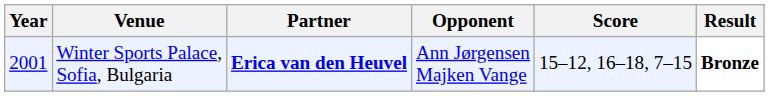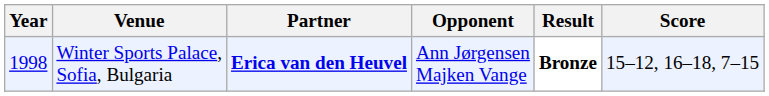columns swapped: (615, 20) <-> (730, 20)
(28, 63) 2001 -> (28, 63) 1998
